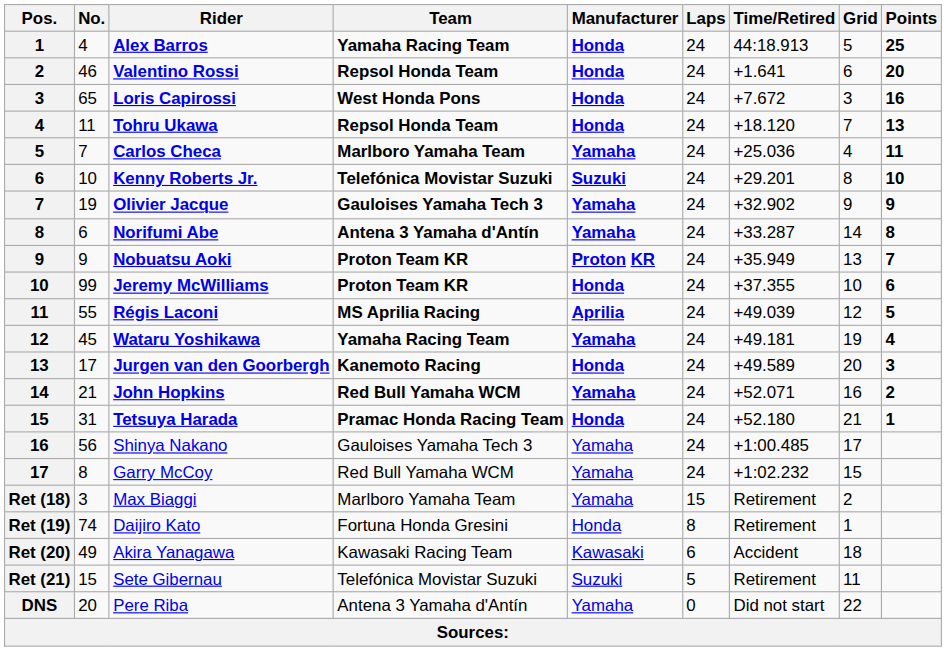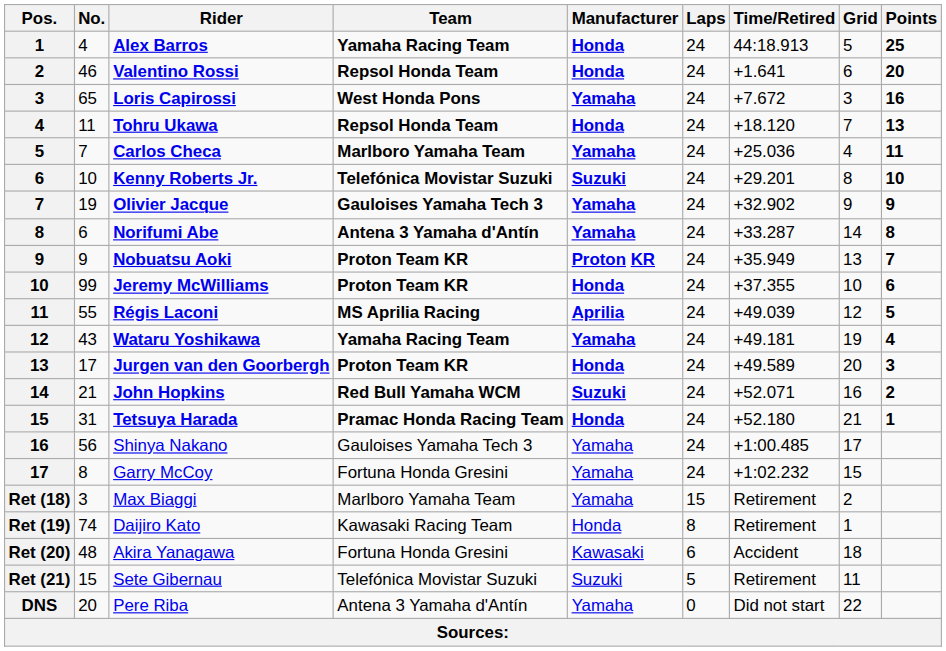(598, 98) Honda -> (603, 98) Yamaha
(88, 339) 45 -> (88, 339) 43
(409, 365) Kanemoto Racing -> (403, 365) Proton Team KR
(603, 392) Yamaha -> (599, 392) Suzuki
(426, 472) Red Bull Yamaha WCM -> (423, 472) Fortuna Honda Gresini
(423, 526) Fortuna Honda Gresini -> (425, 526) Kawasaki Racing Team
(88, 552) 49 -> (88, 552) 48
(425, 552) Kawasaki Racing Team -> (423, 552) Fortuna Honda Gresini
